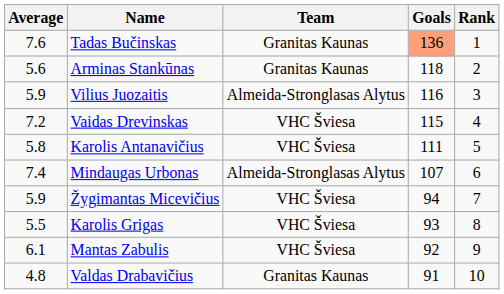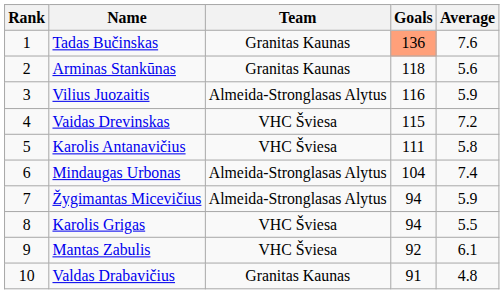columns swapped: (477, 17) <-> (36, 17)
(432, 173) 107 -> (413, 173) 104
(316, 198) VHC Šviesa -> (298, 198) Almeida-Stronglasas Alytus
(432, 224) 93 -> (413, 224) 94
